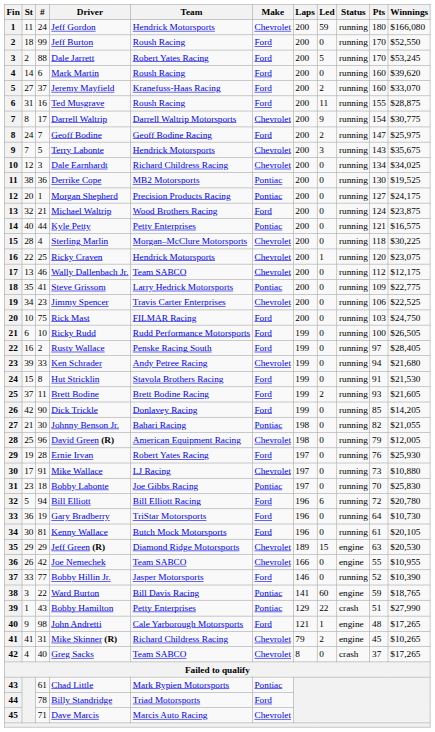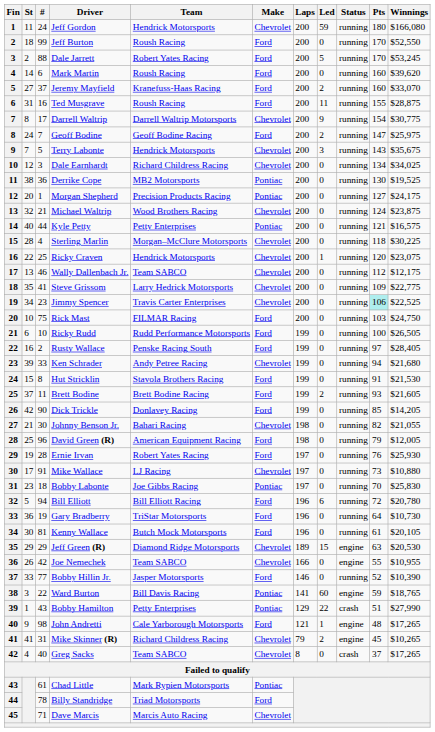(263, 211) Ford -> (273, 211) Chevrolet
(268, 287) Pontiac -> (273, 287) Chevrolet
(379, 302) no background -> (379, 302) paleturquoise background
(268, 425) Pontiac -> (273, 425) Chevrolet
(273, 440) Chevrolet -> (263, 440) Ford
